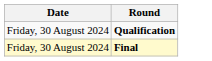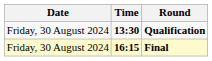+ column: (127, 13)
